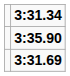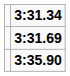rows swapped: (38, 60) <-> (38, 37)
